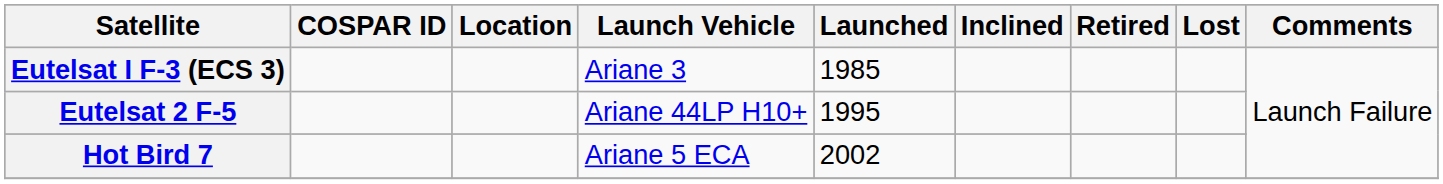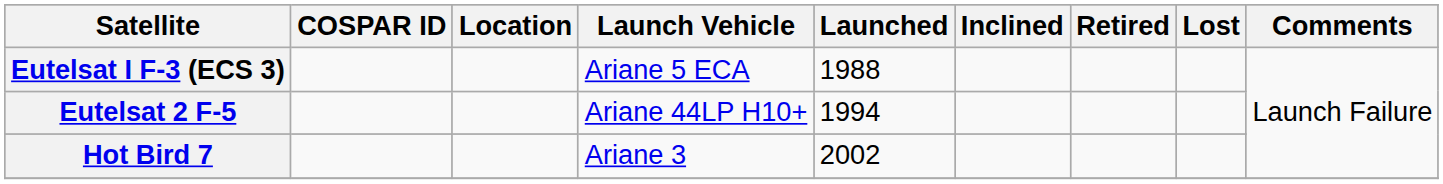(635, 69) Ariane 3 -> (667, 69) Ariane 5 ECA
(850, 69) 1985 -> (850, 69) 1988
(850, 112) 1995 -> (850, 112) 1994
(667, 155) Ariane 5 ECA -> (635, 155) Ariane 3
